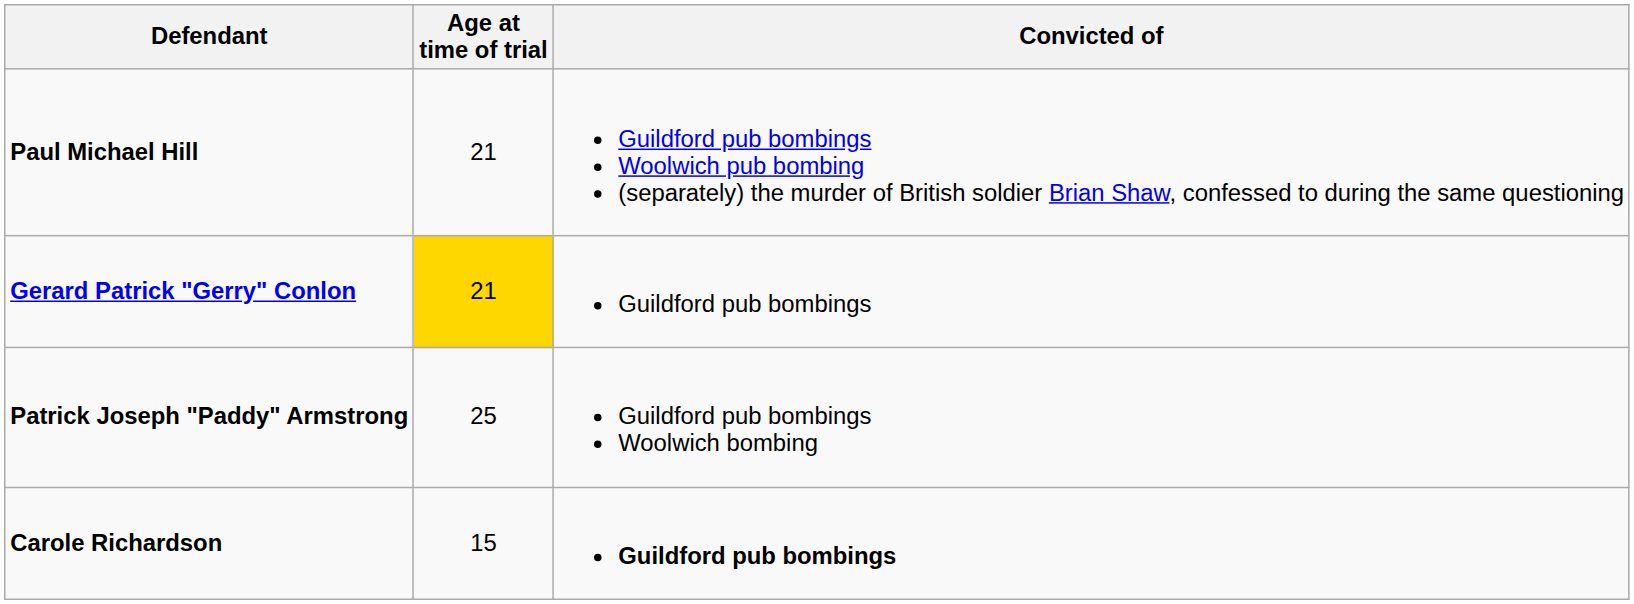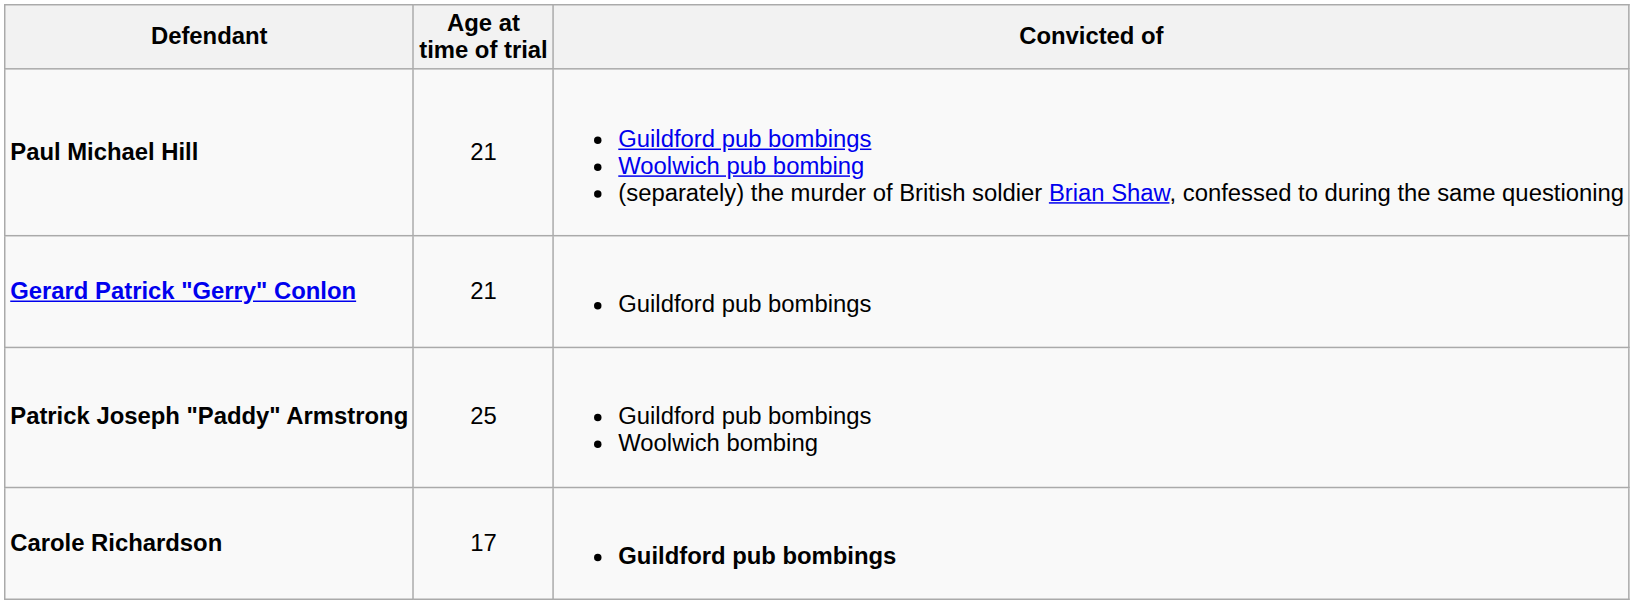(483, 291) gold background -> (483, 291) no background
(483, 542) 15 -> (483, 542) 17
